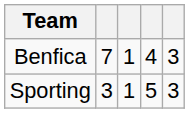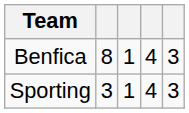(107, 56) 7 -> (107, 56) 8
(151, 90) 5 -> (151, 90) 4
